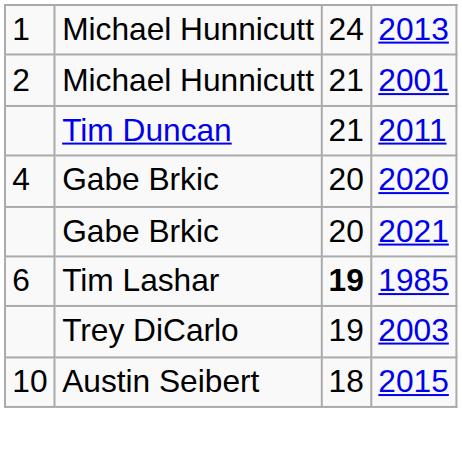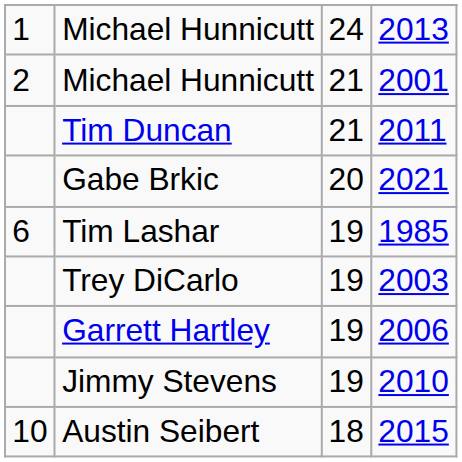- row: (414, 180)
(346, 280) bold -> (346, 230) normal
+ row: (414, 331)
+ row: (414, 381)
